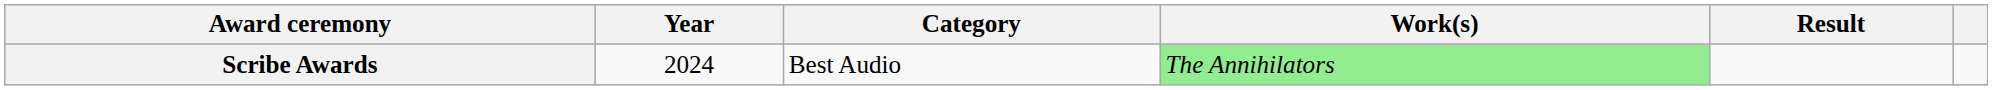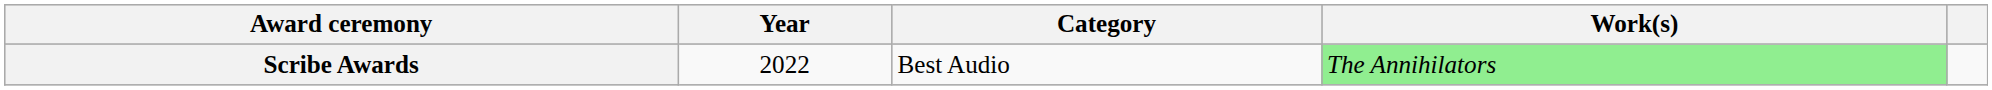- column: (1831, 24)
(689, 64) 2024 -> (785, 64) 2022
